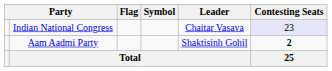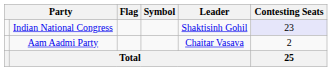(214, 27) Chaitar Vasava -> (214, 27) Shaktisinh Gohil
(214, 43) Shaktisinh Gohil -> (214, 43) Chaitar Vasava
(289, 43) bold -> (289, 43) normal
